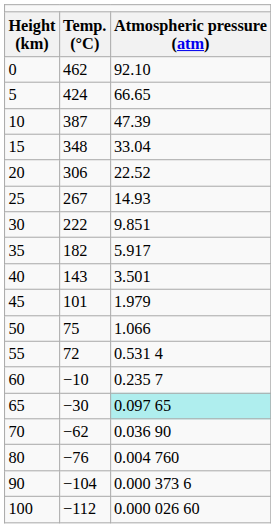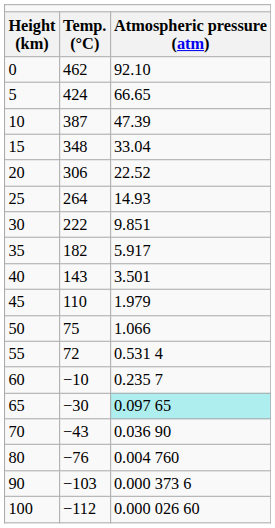(75, 198) 267 -> (75, 198) 264
(75, 302) 101 -> (75, 302) 110
(76, 431) −62 -> (76, 431) −43
(80, 483) −104 -> (80, 483) −103
